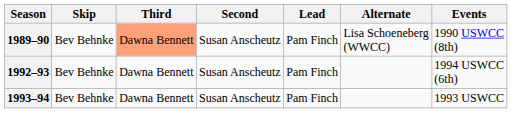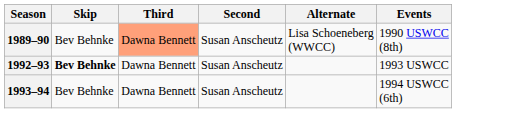- column: (312, 14)
(84, 72) normal -> (85, 65) bold
(469, 72) 1994 USWCC (6th) -> (414, 65) 1993 USWCC
(469, 98) 1993 USWCC -> (414, 91) 1994 USWCC (6th)
